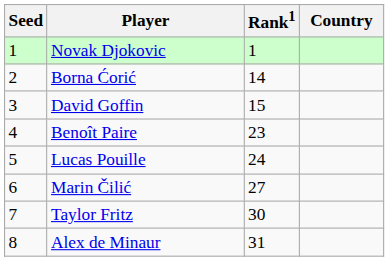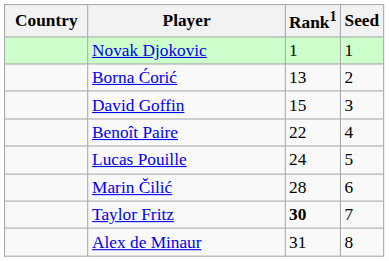columns swapped: (341, 20) <-> (26, 20)
(257, 77) 14 -> (298, 77) 13
(257, 132) 23 -> (298, 132) 22
(257, 187) 27 -> (298, 187) 28
(257, 214) normal -> (298, 214) bold
